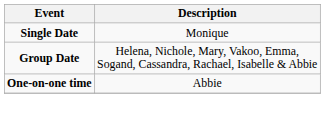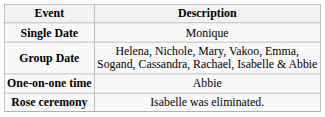+ row: (49, 102)
